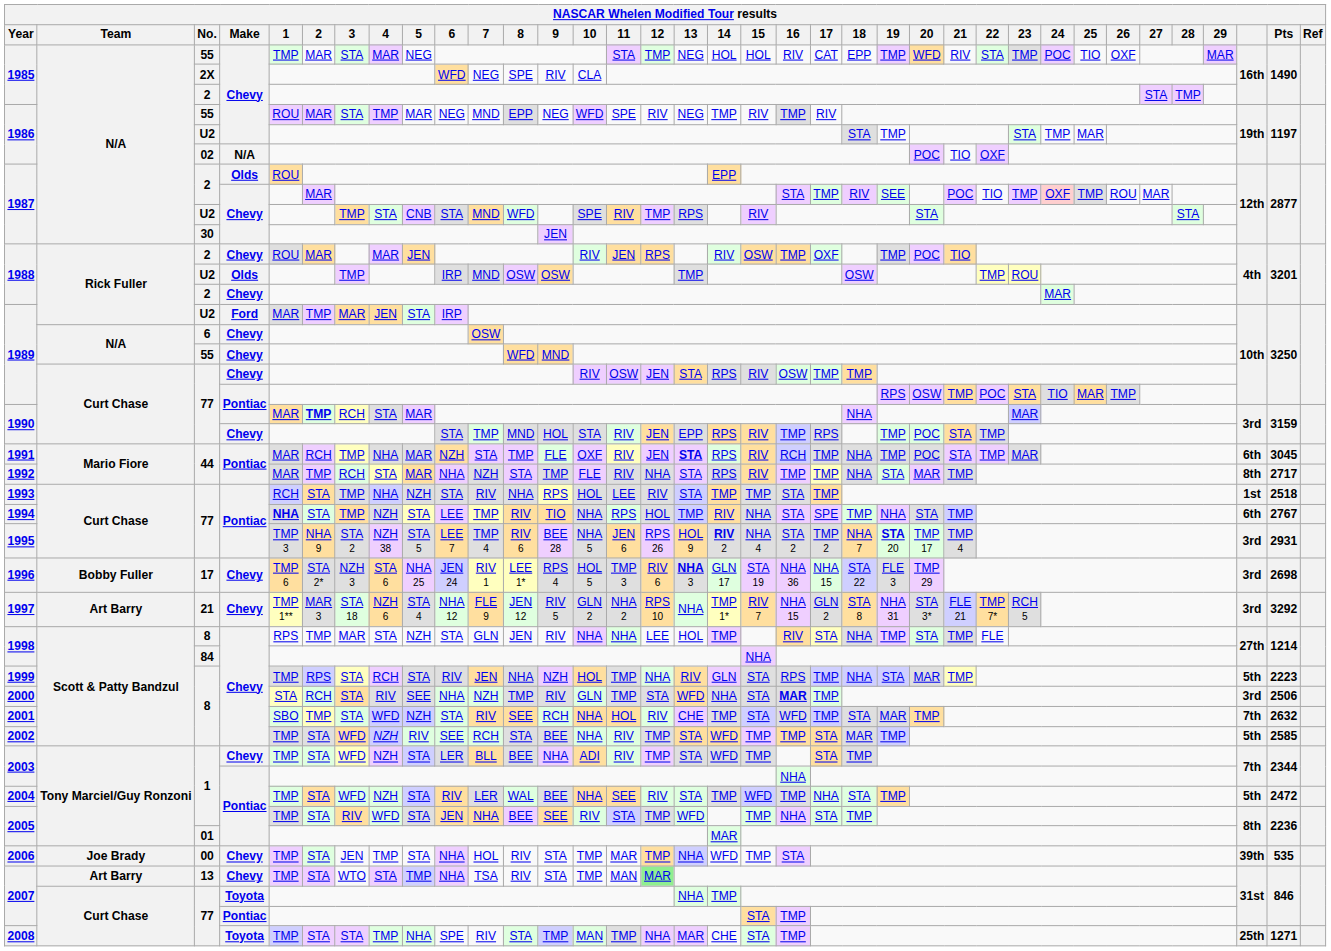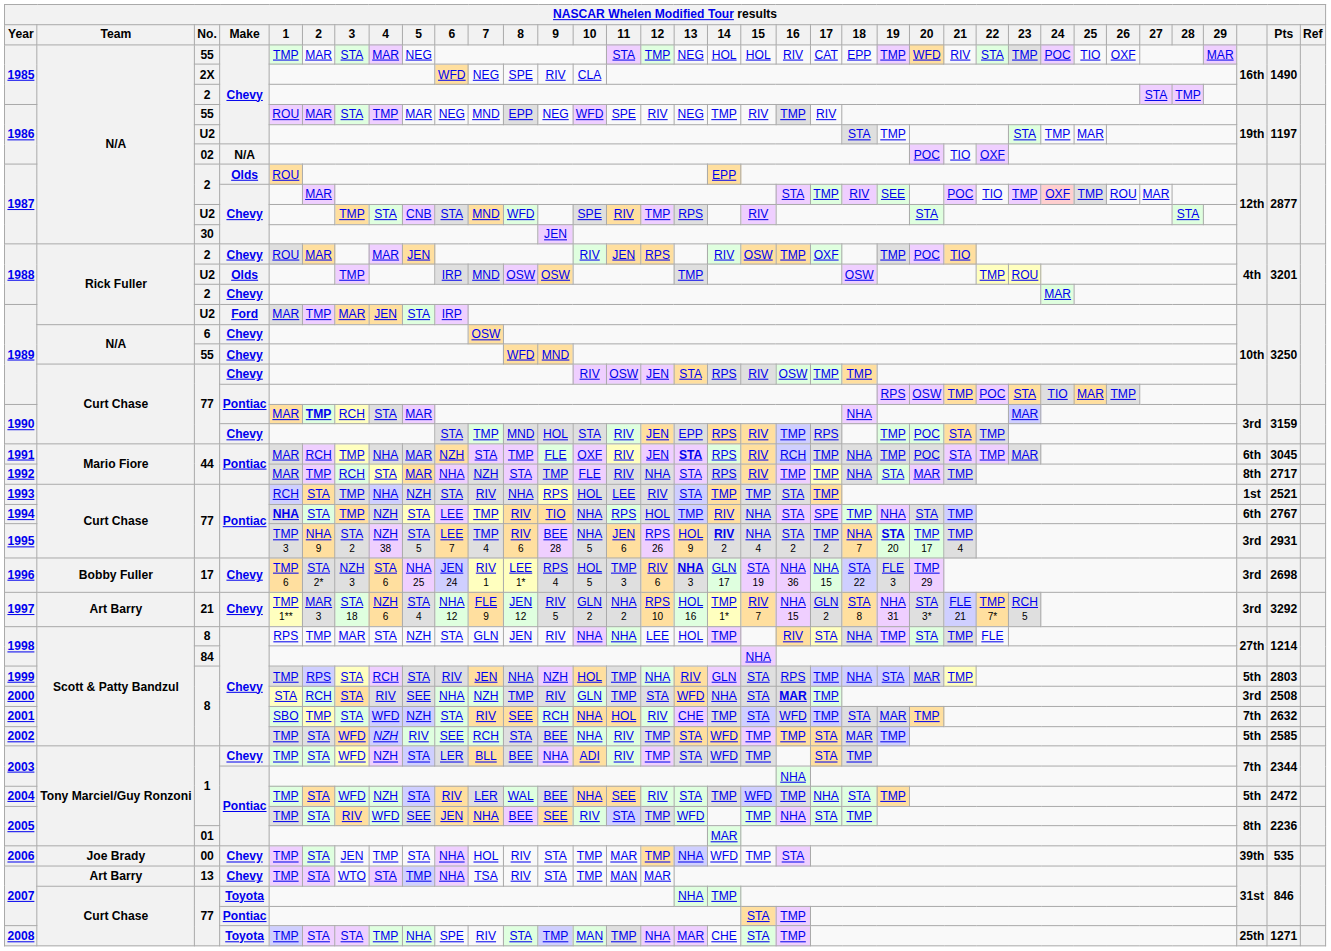(1284, 494) 2518 -> (1284, 494) 2521
(691, 609) NHA -> (691, 609) HOL 16
(1284, 676) 2223 -> (1284, 676) 2803
(1284, 696) 2506 -> (1284, 696) 2508
(419, 816) STA -> (419, 816) SEE
(658, 876) lightgreen background -> (658, 876) no background
